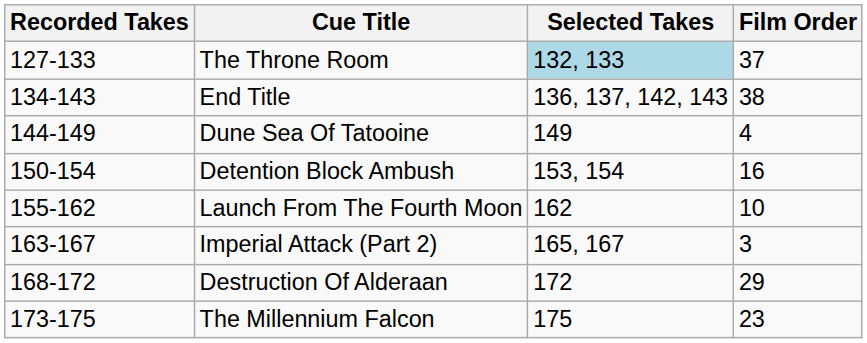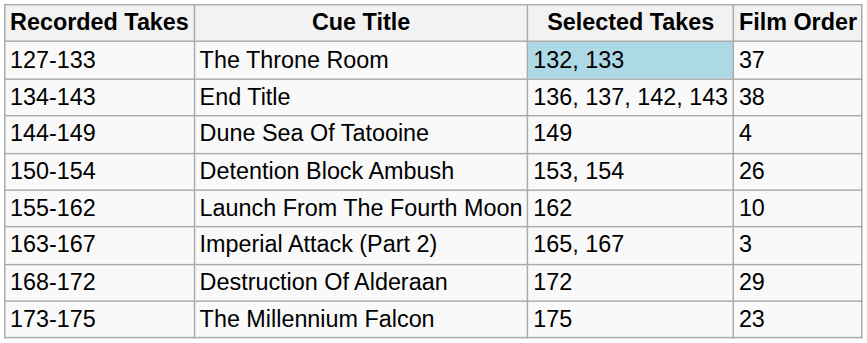(752, 171) 16 -> (752, 171) 26
